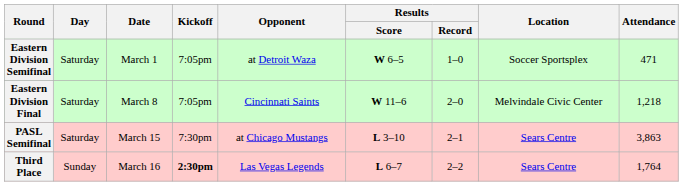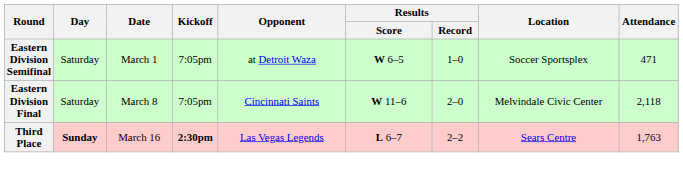(649, 101) 1,218 -> (649, 101) 2,118
- row: (29, 137)
(80, 166) normal -> (80, 137) bold
(649, 166) 1,764 -> (649, 137) 1,763
